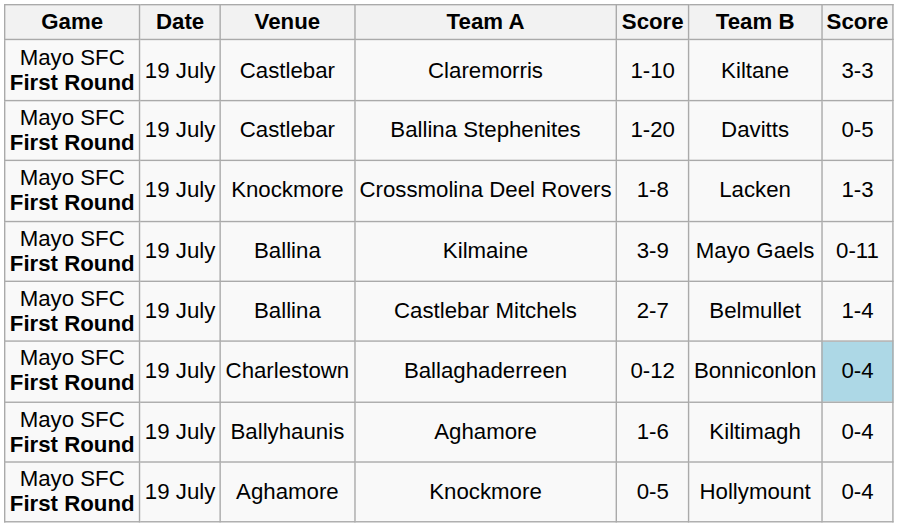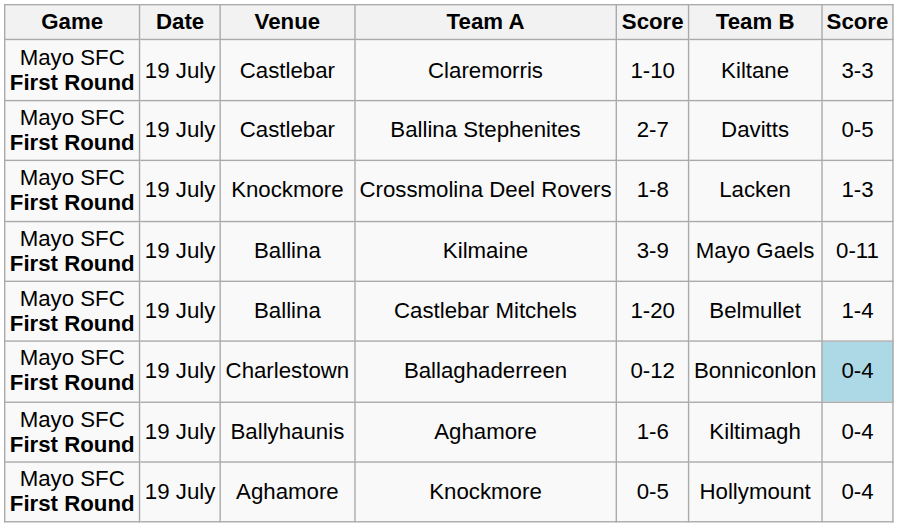(653, 130) 1-20 -> (653, 130) 2-7
(653, 311) 2-7 -> (653, 311) 1-20
